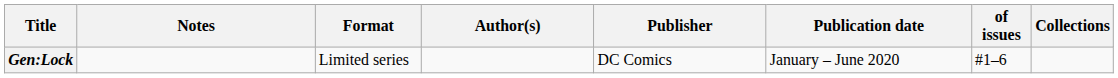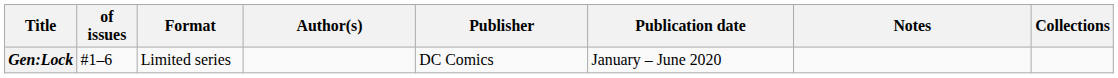columns swapped: (1001, 25) <-> (196, 25)
